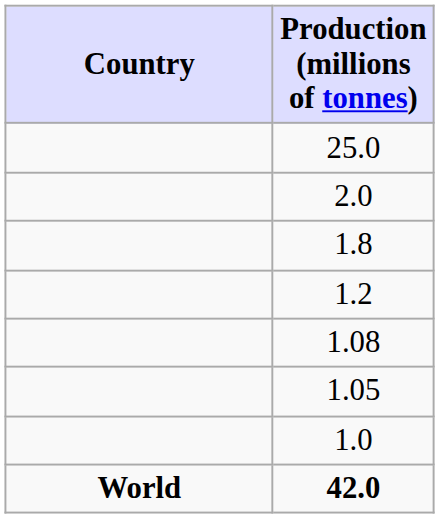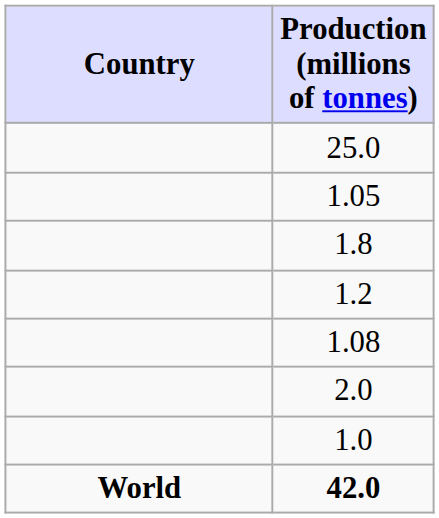rows swapped: (353, 196) <-> (353, 391)
